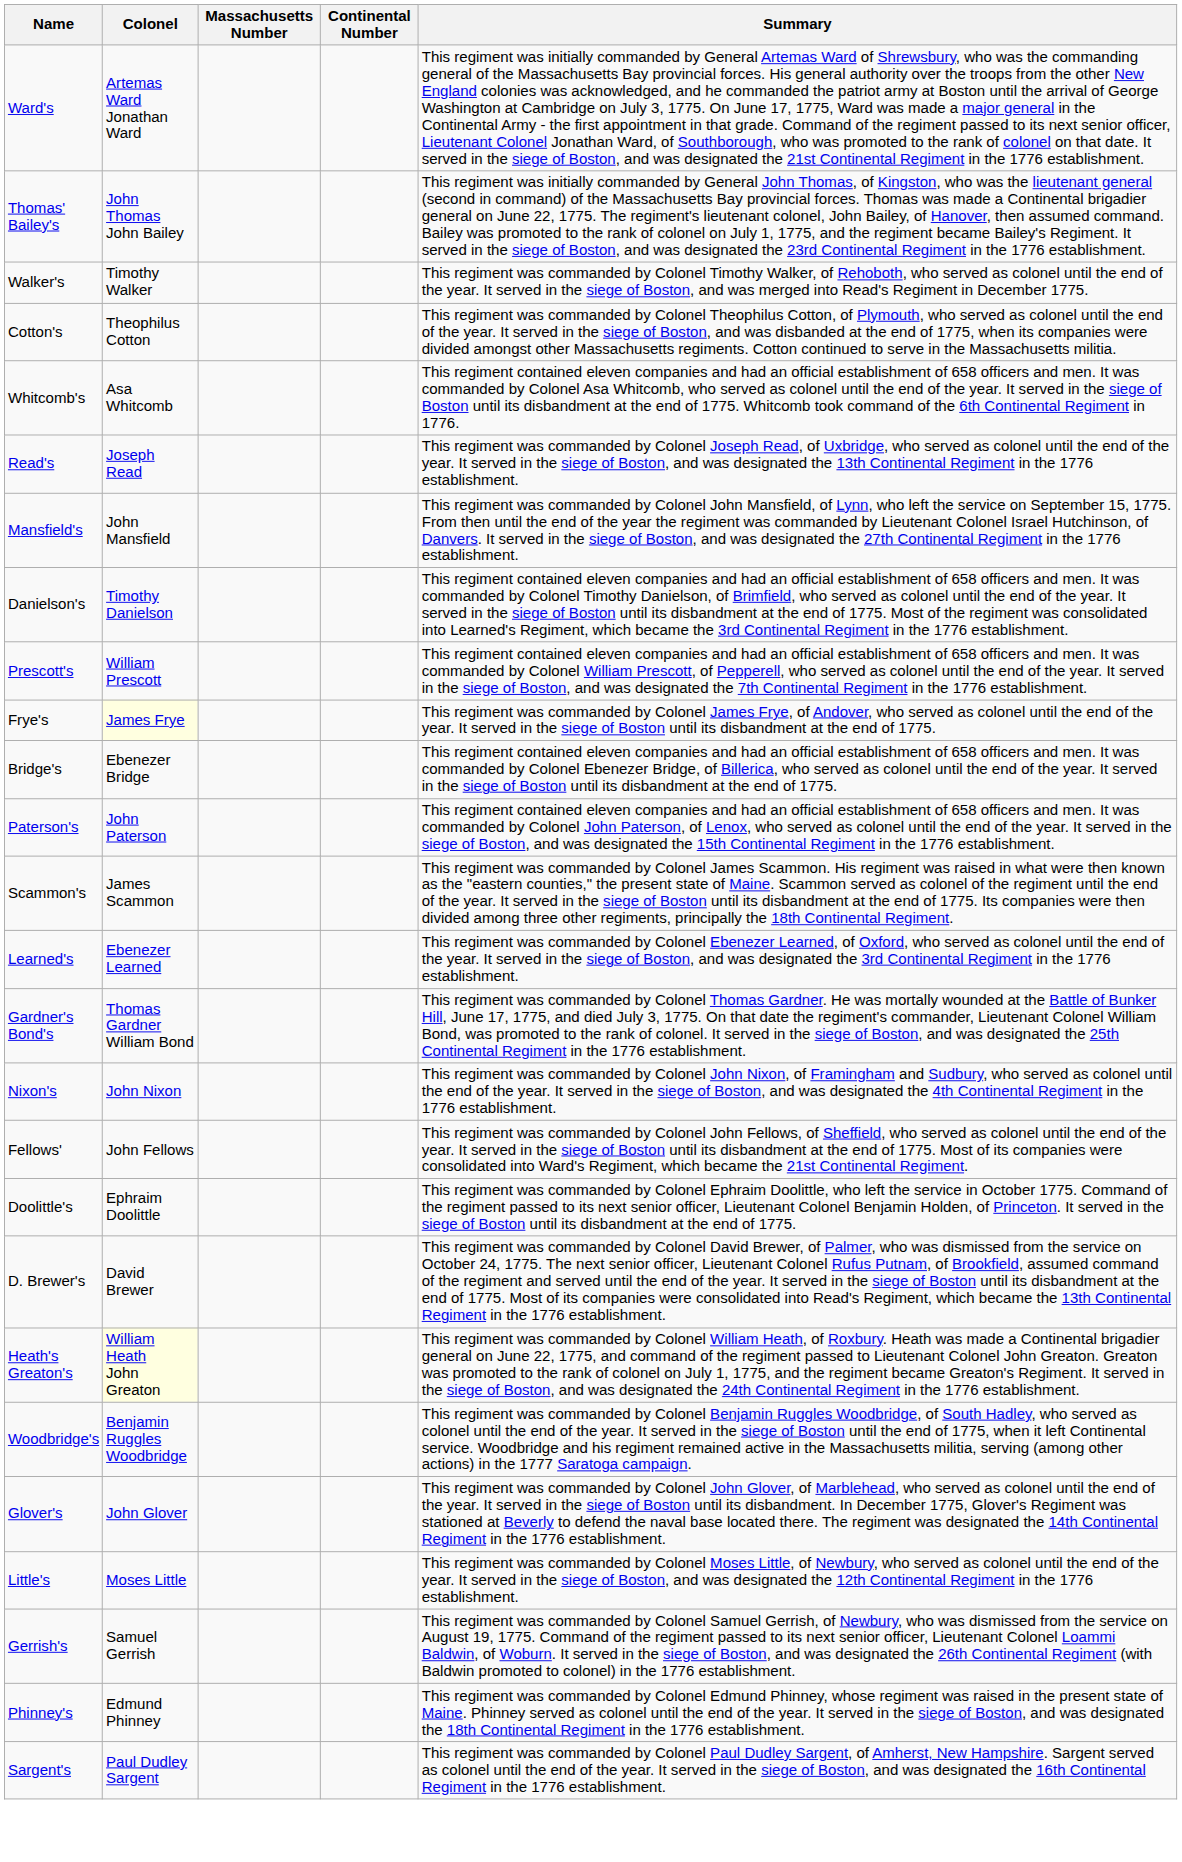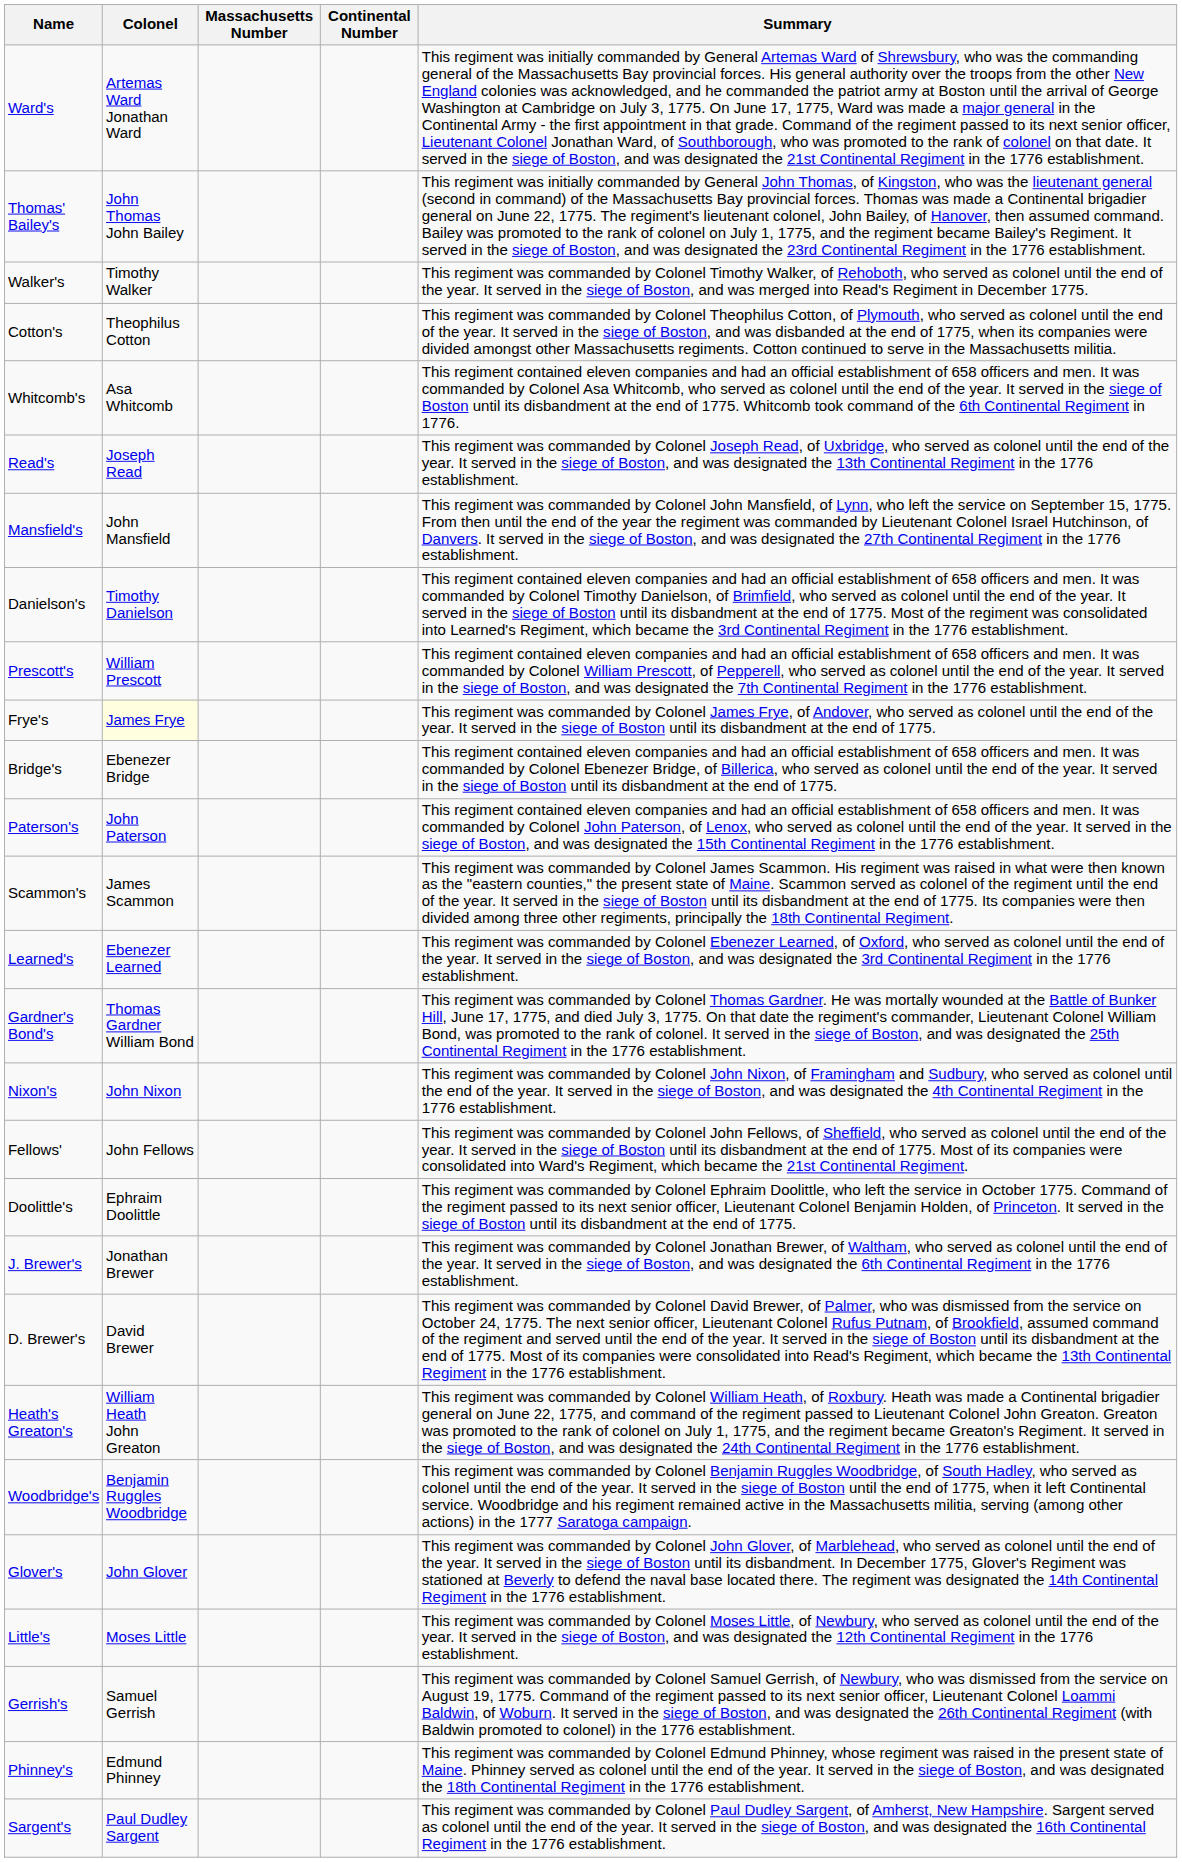+ row: (45, 1264)
(133, 1364) lightyellow background -> (133, 1422) no background
